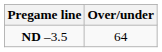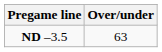(121, 36) 64 -> (121, 36) 63
